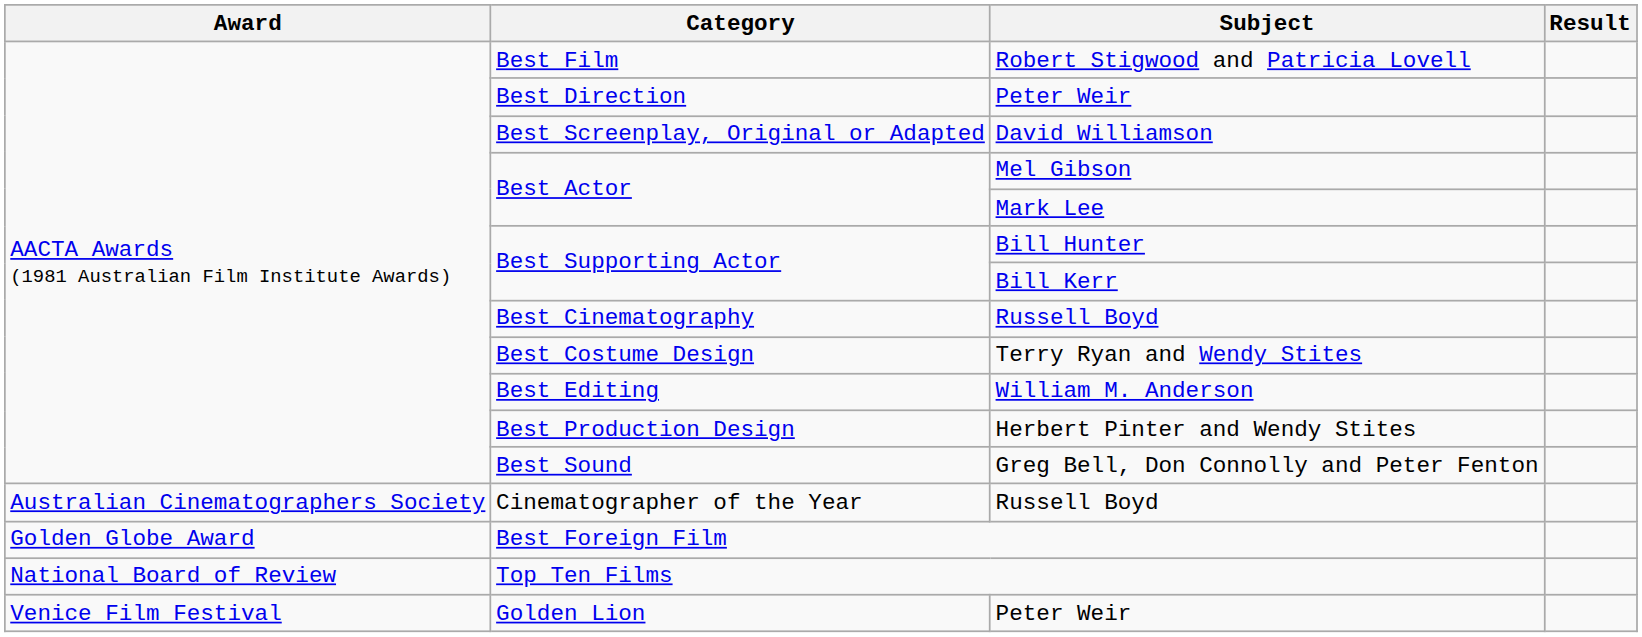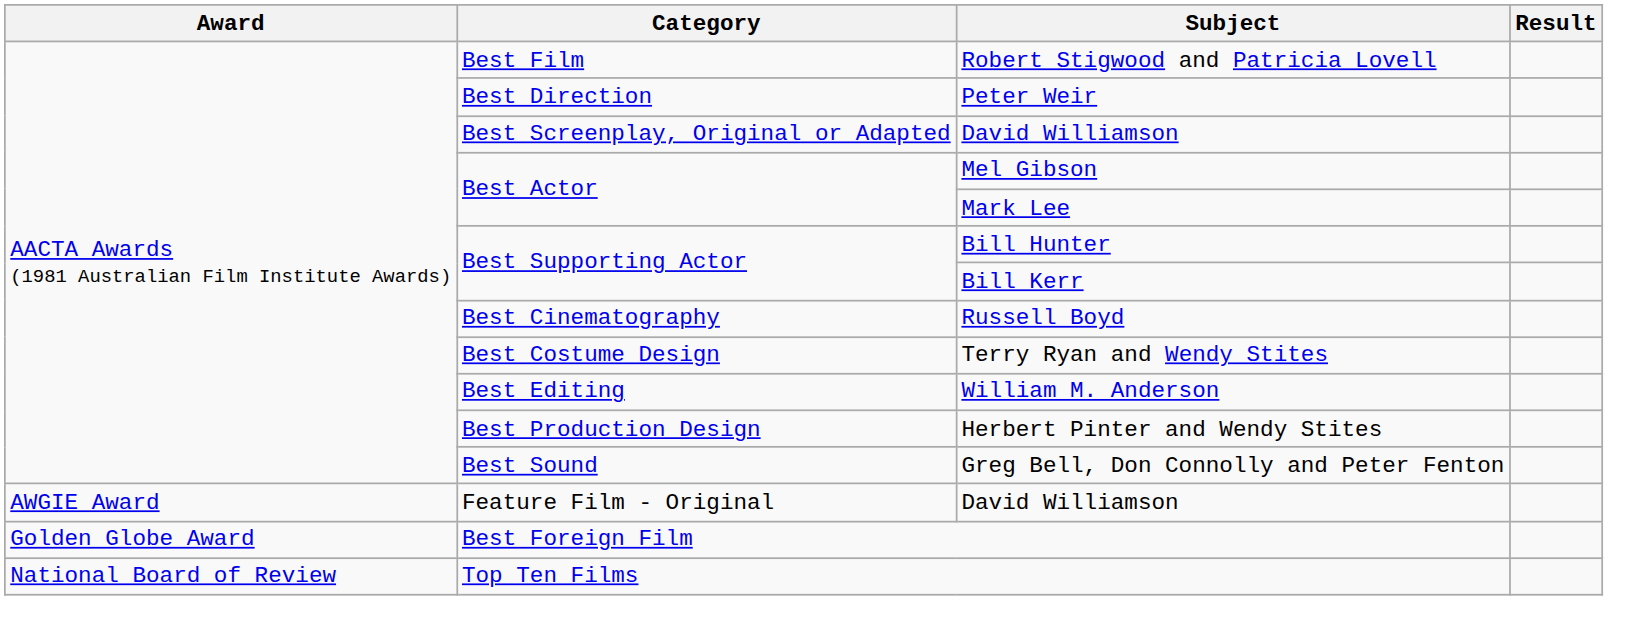- row: (679, 503)
+ row: (618, 503)
- row: (571, 613)
